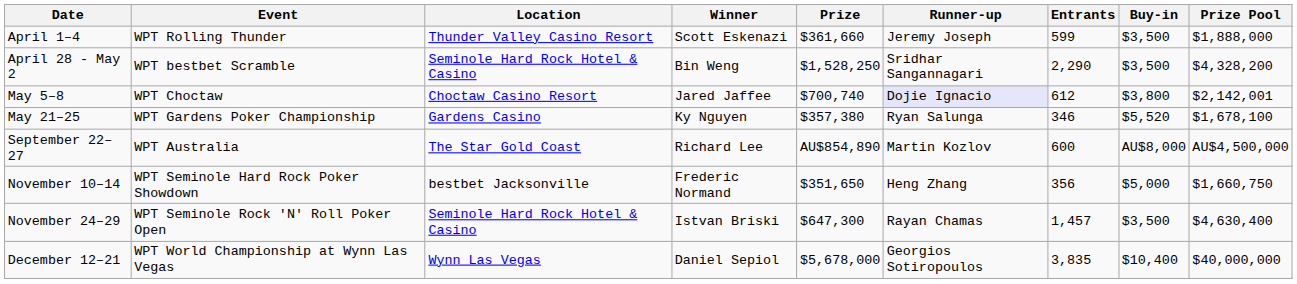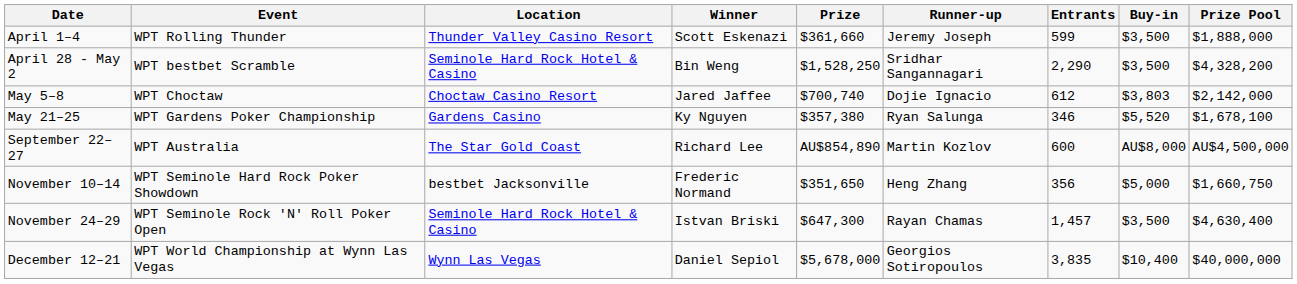(939, 96) lavender background -> (939, 96) no background
(1146, 96) $3,800 -> (1146, 96) $3,803
(1233, 96) $2,142,001 -> (1233, 96) $2,142,000
